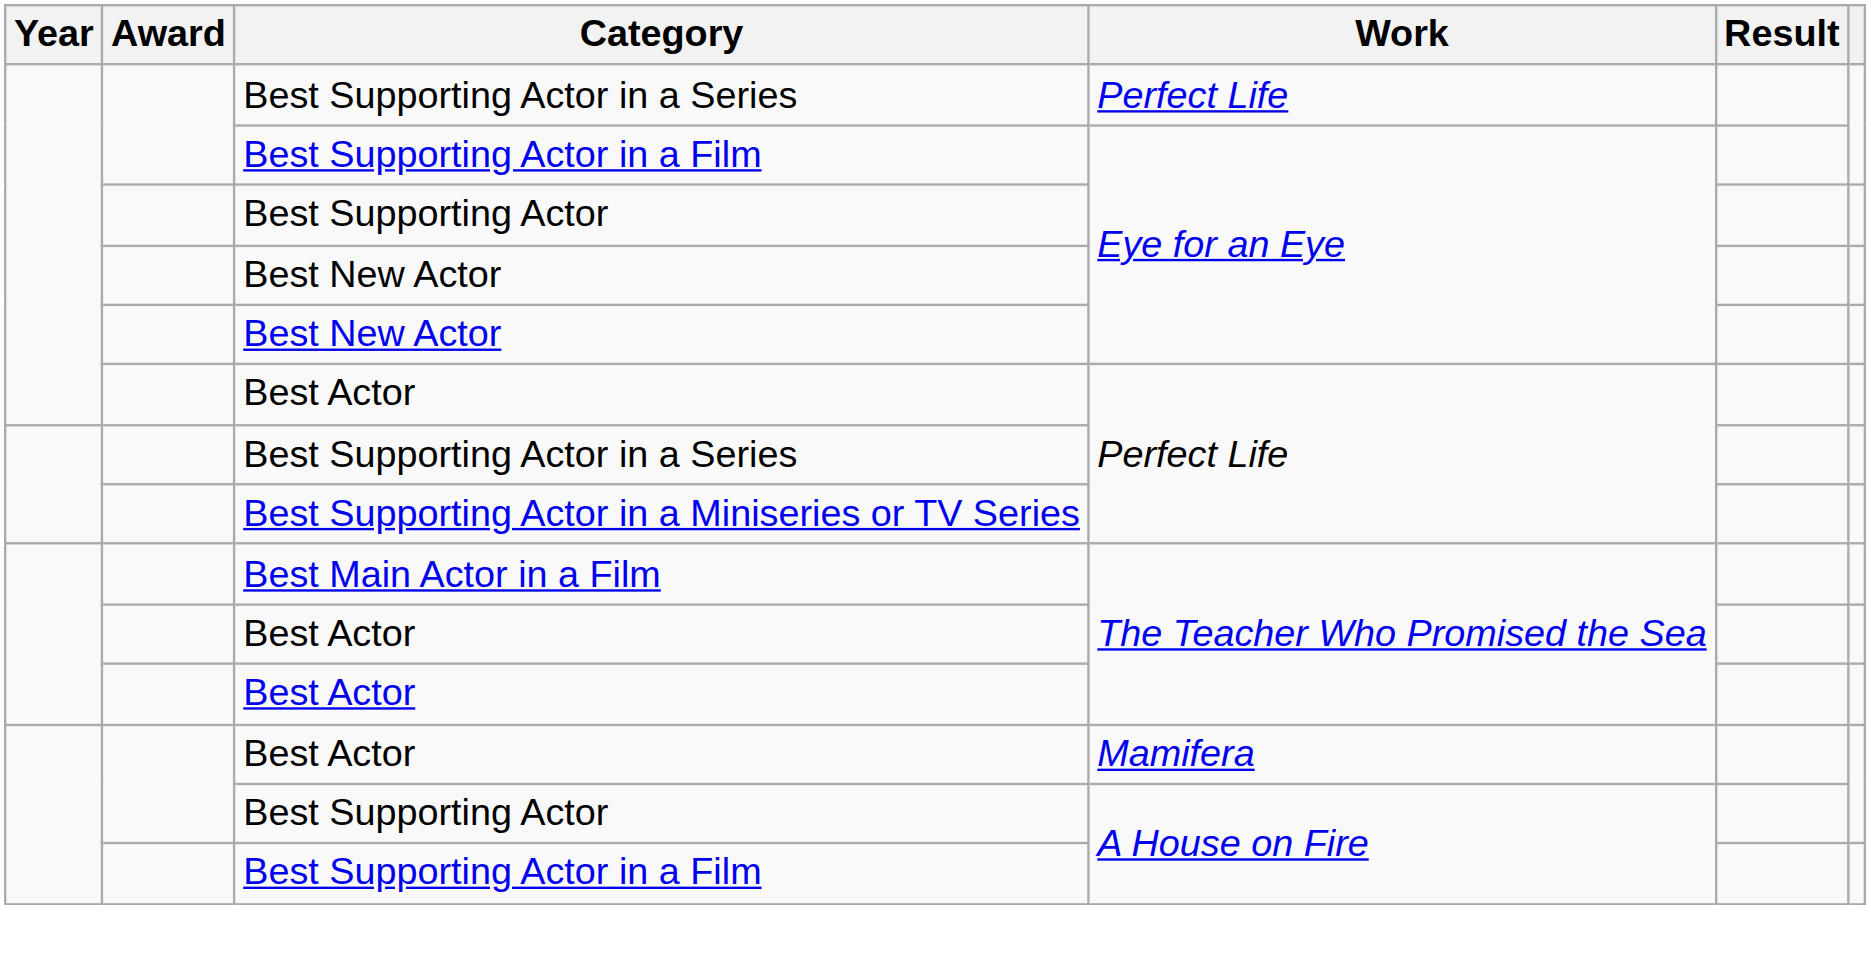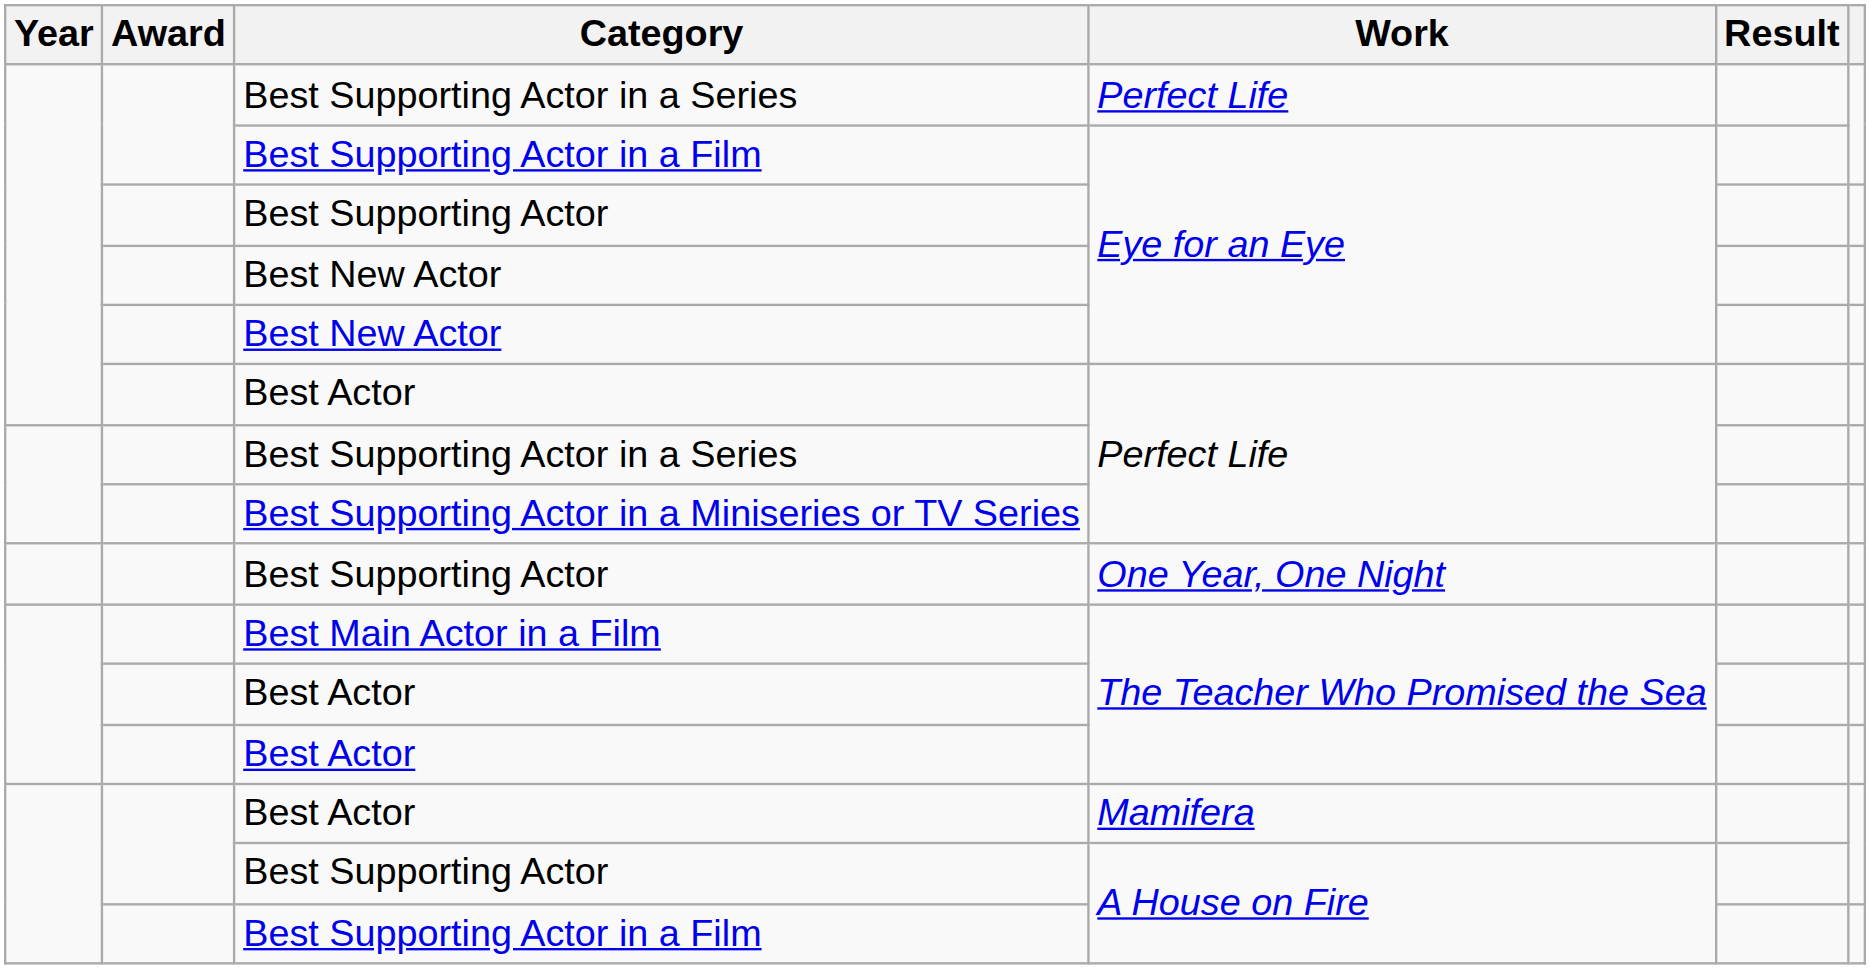+ row: (426, 573)
